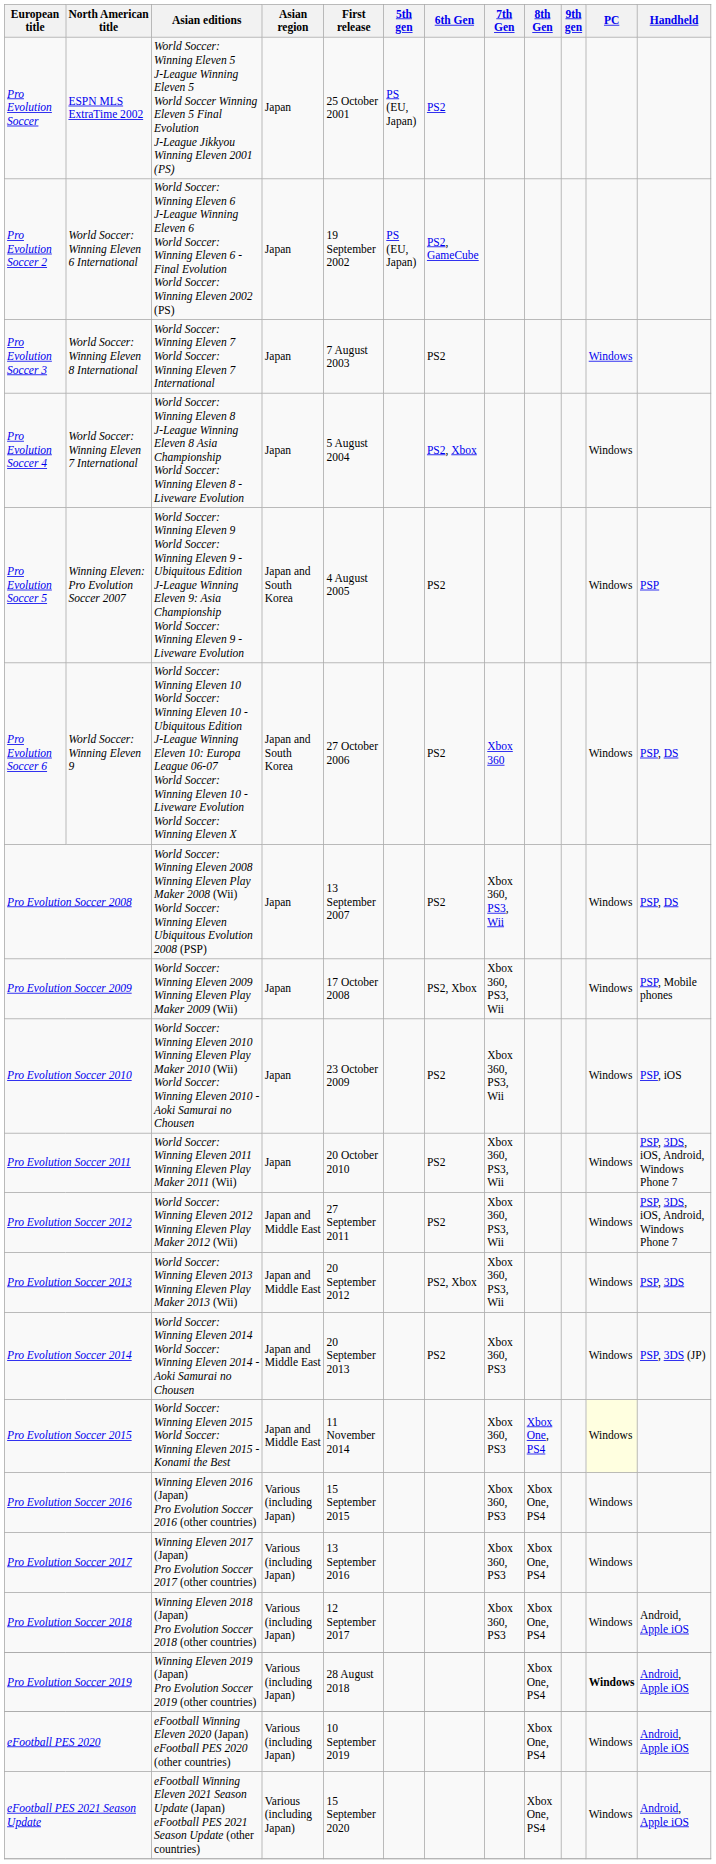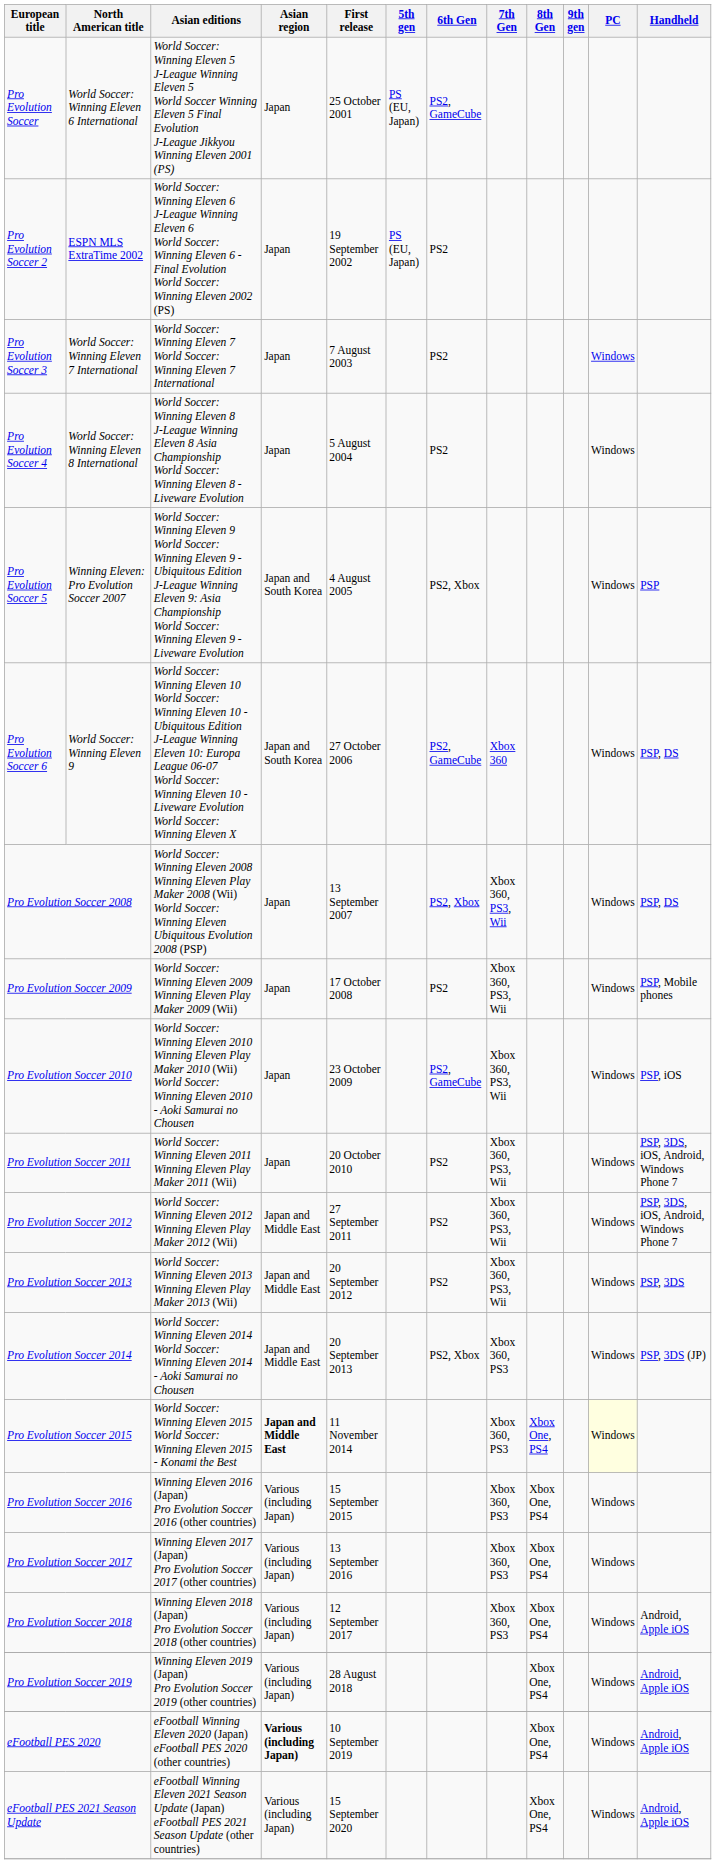(106, 108) ESPN MLS ExtraTime 2002 -> (105, 108) World Soccer: Winning Eleven 6 International
(436, 108) PS2 -> (455, 108) PS2, GameCube
(105, 249) World Soccer: Winning Eleven 6 International -> (106, 249) ESPN MLS ExtraTime 2002
(453, 249) PS2, GameCube -> (439, 249) PS2
(105, 356) World Soccer: Winning Eleven 8 International -> (105, 356) World Soccer: Winning Eleven 7 International
(105, 450) World Soccer: Winning Eleven 7 International -> (105, 450) World Soccer: Winning Eleven 8 International
(452, 450) PS2, Xbox -> (439, 450) PS2
(436, 585) PS2 -> (454, 585) PS2, Xbox
(436, 753) PS2 -> (455, 753) PS2, GameCube
(436, 902) PS2 -> (454, 902) PS2, Xbox
(452, 989) PS2, Xbox -> (439, 989) PS2
(436, 1076) PS2 -> (455, 1076) PS2, GameCube
(452, 1282) PS2, Xbox -> (439, 1282) PS2
(436, 1356) PS2 -> (454, 1356) PS2, Xbox
(293, 1436) normal -> (290, 1436) bold
(612, 1682) bold -> (613, 1682) normal
(288, 1742) normal -> (289, 1742) bold
